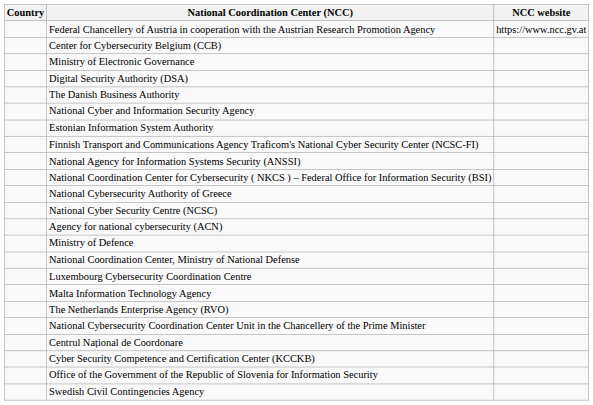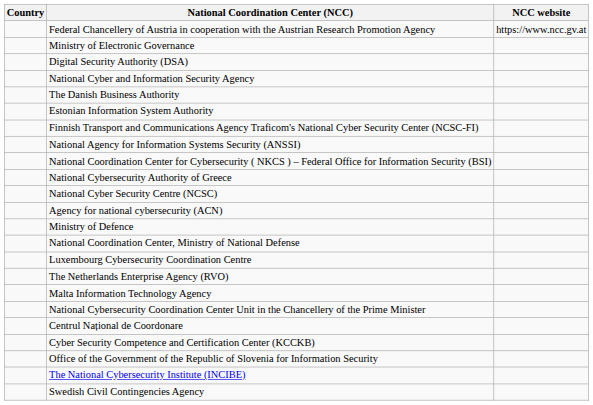- row: (135, 45)
rows swapped: (152, 111) <-> (114, 95)
rows swapped: (130, 293) <-> (139, 309)
+ row: (147, 375)
